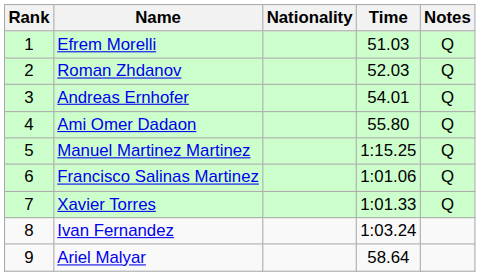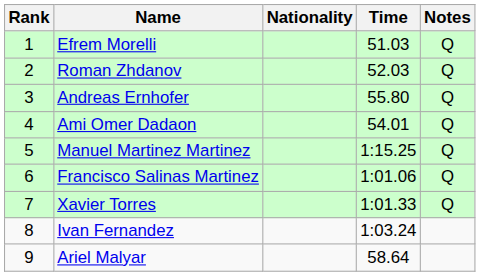(388, 97) 54.01 -> (388, 97) 55.80
(388, 124) 55.80 -> (388, 124) 54.01
